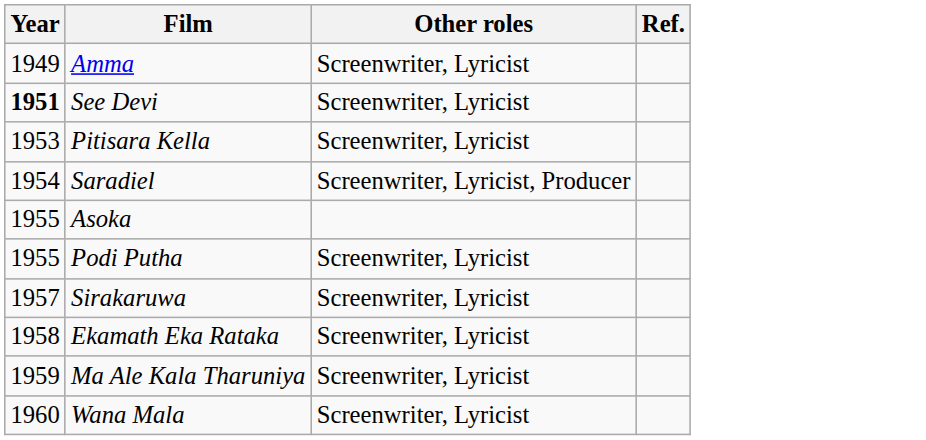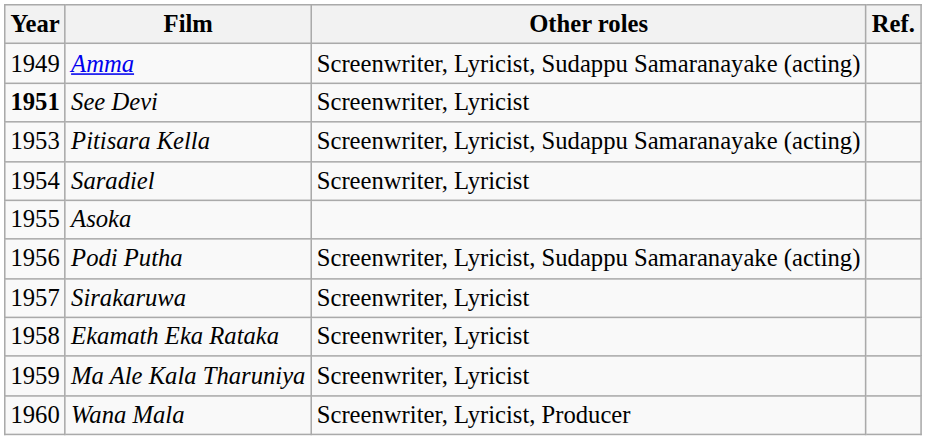(423, 63) Screenwriter, Lyricist -> (589, 63) Screenwriter, Lyricist, Sudappu Samaranayake (acting)
(423, 141) Screenwriter, Lyricist -> (589, 141) Screenwriter, Lyricist, Sudappu Samaranayake (acting)
(474, 180) Screenwriter, Lyricist, Producer -> (423, 180) Screenwriter, Lyricist
(35, 258) 1955 -> (35, 258) 1956
(423, 258) Screenwriter, Lyricist -> (589, 258) Screenwriter, Lyricist, Sudappu Samaranayake (acting)
(423, 414) Screenwriter, Lyricist -> (474, 414) Screenwriter, Lyricist, Producer
